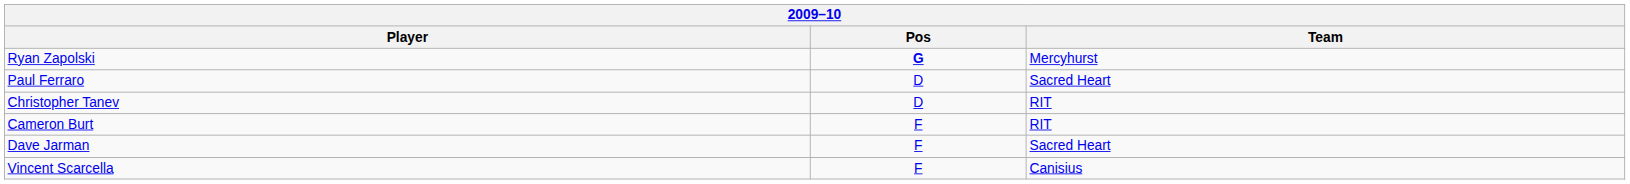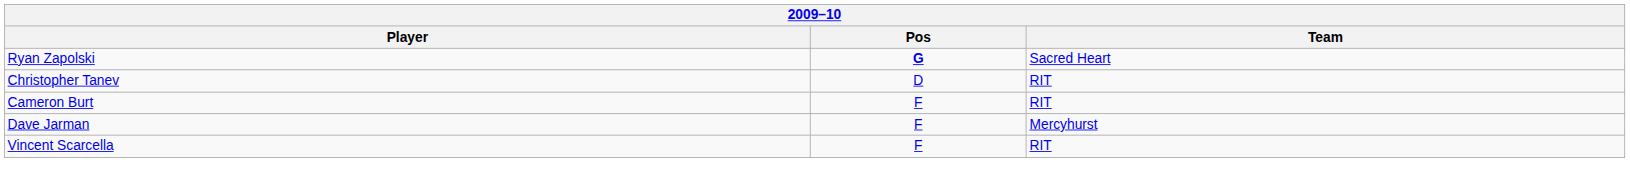(1064, 59) Mercyhurst -> (1070, 59) Sacred Heart
- row: (46, 80)
(1070, 146) Sacred Heart -> (1064, 124) Mercyhurst
(1056, 168) Canisius -> (1041, 146) RIT
